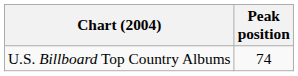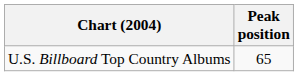(264, 58) 74 -> (264, 58) 65
